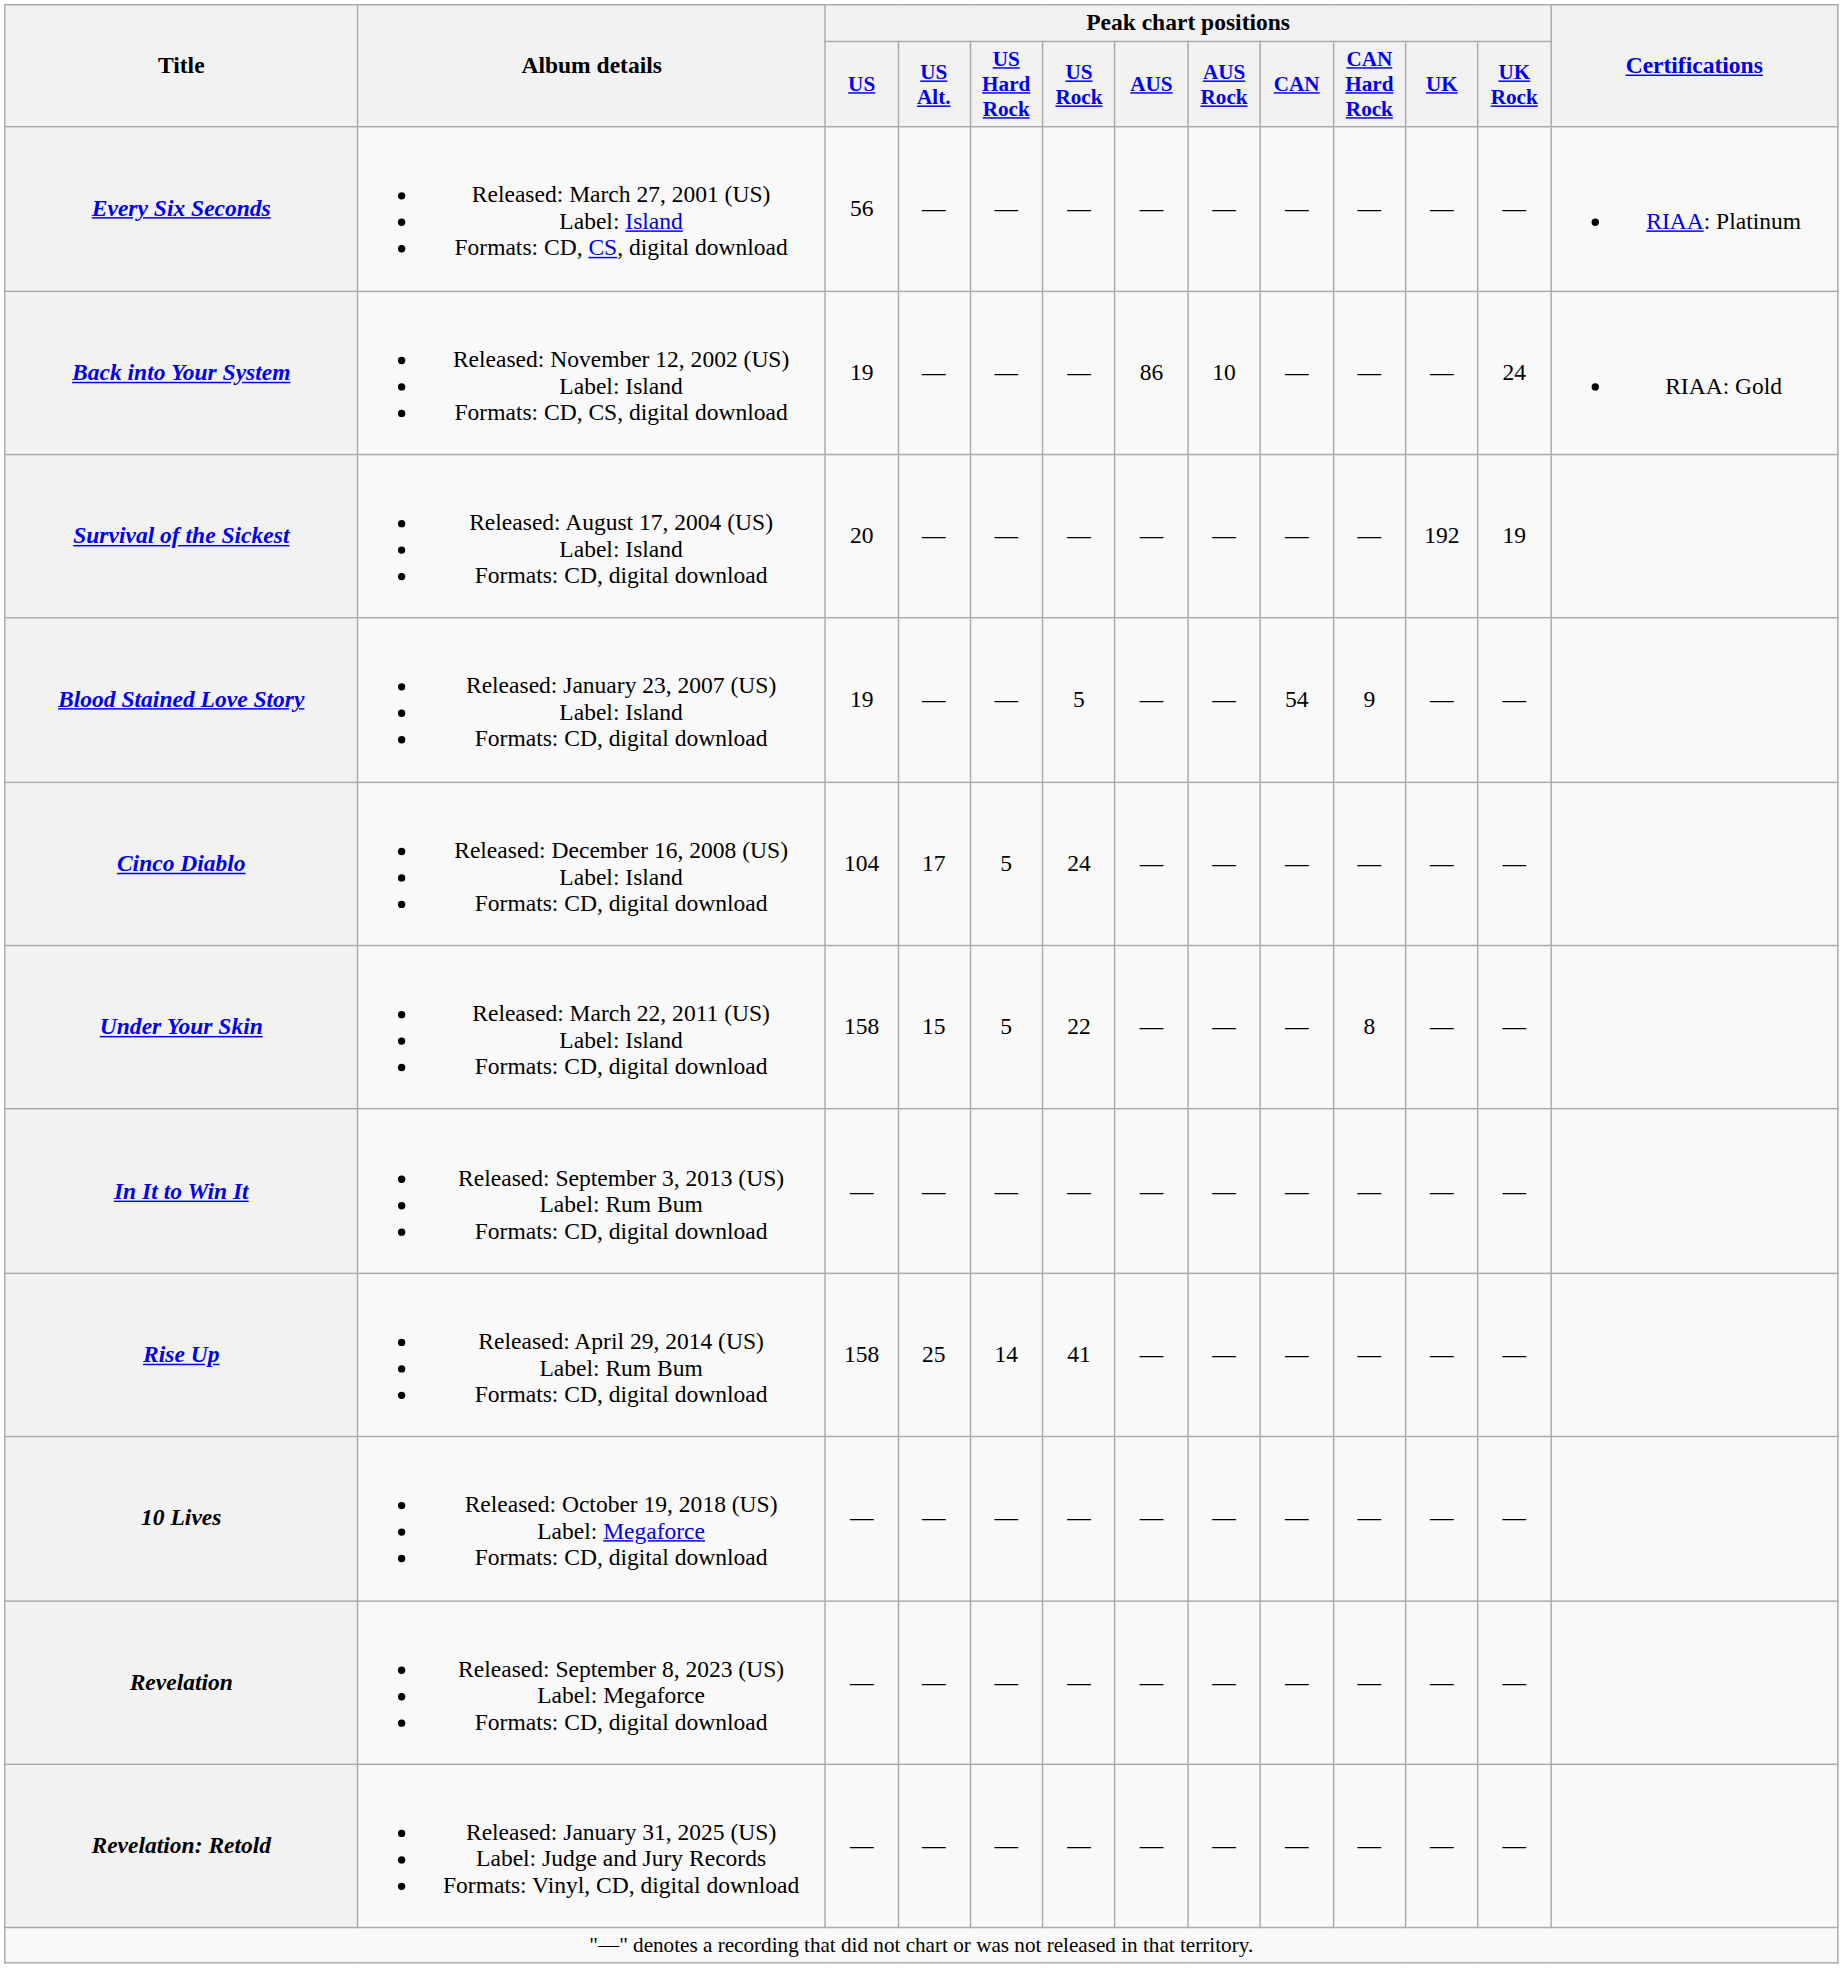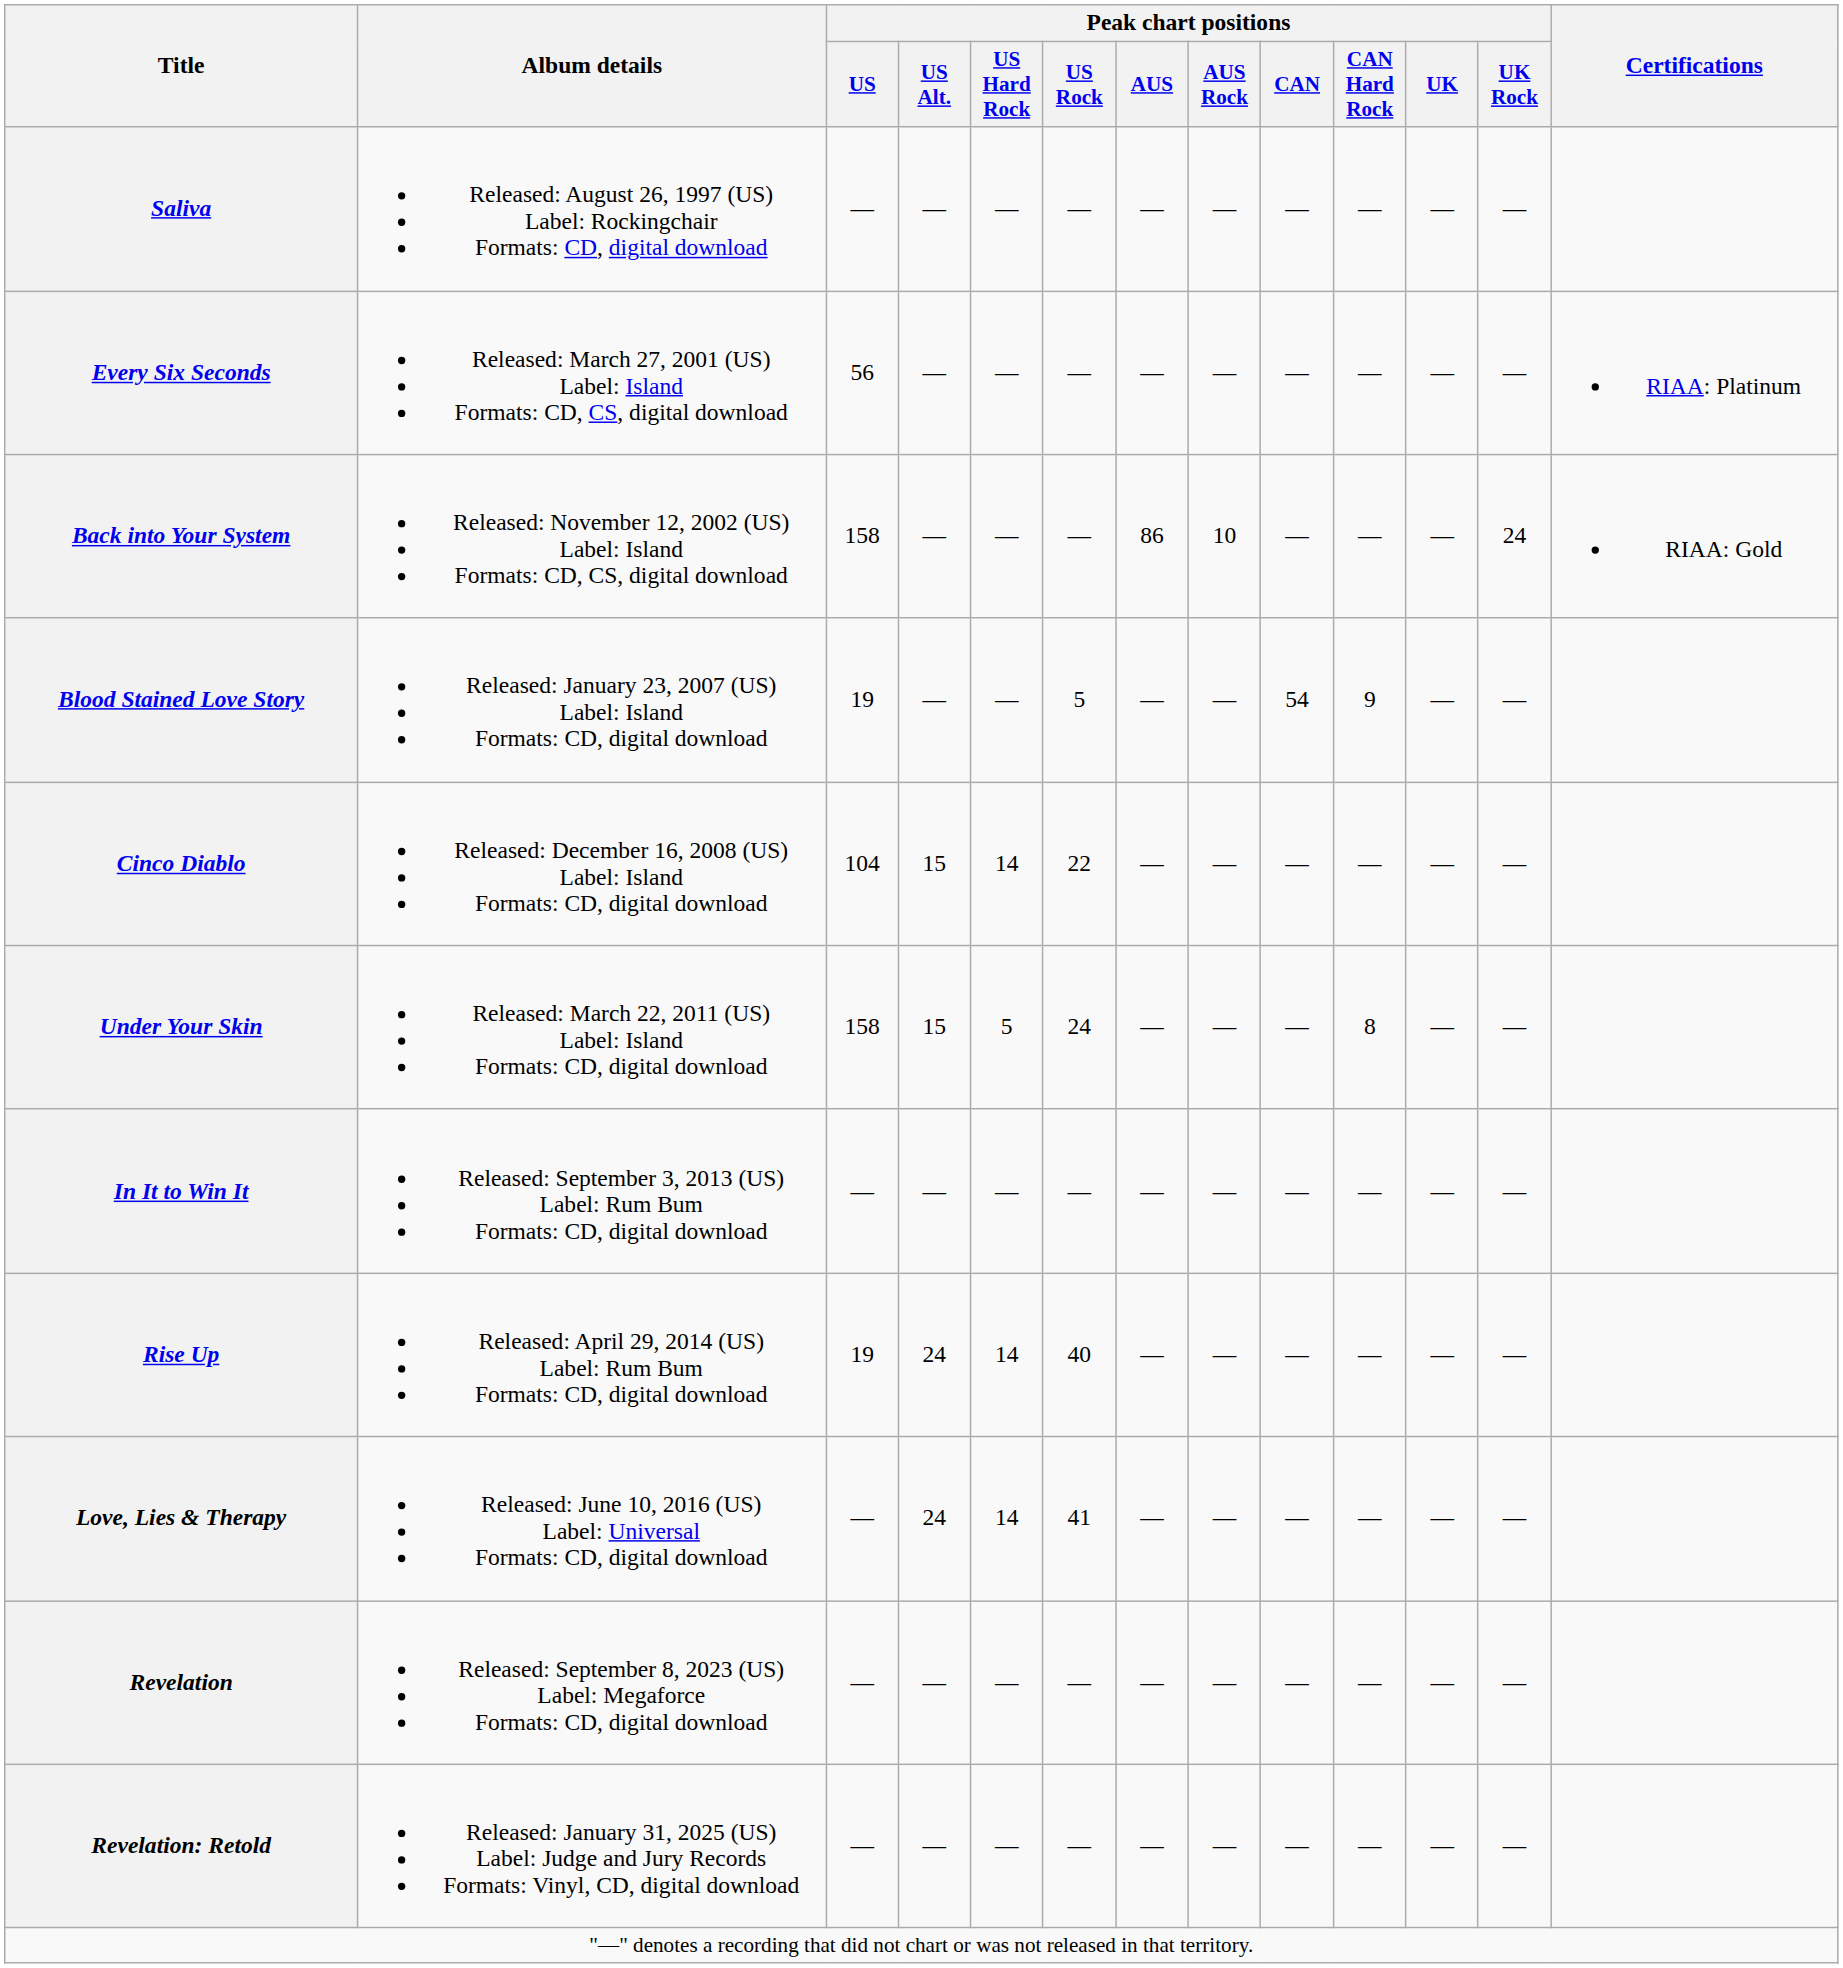+ row: (181, 208)
(862, 372) 19 -> (862, 535) 158
- row: (181, 535)
(934, 863) 17 -> (934, 863) 15
(1006, 863) 5 -> (1007, 863) 14
(1079, 863) 24 -> (1079, 863) 22
(1079, 1027) 22 -> (1079, 1027) 24
(862, 1354) 158 -> (862, 1354) 19
(934, 1354) 25 -> (934, 1354) 24
(1079, 1354) 41 -> (1079, 1354) 40
+ row: (181, 1518)
- row: (181, 1518)
